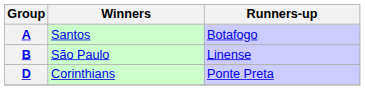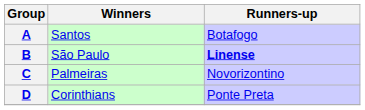(229, 54) normal -> (231, 54) bold
+ row: (26, 74)
